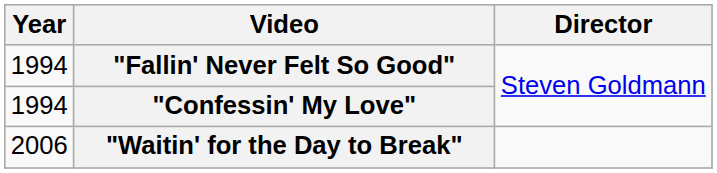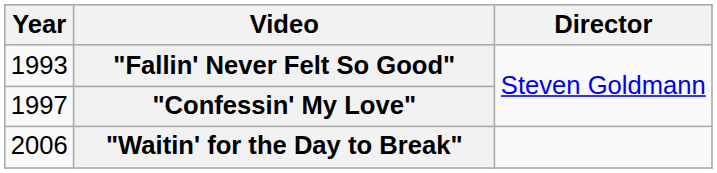(39, 65) 1994 -> (39, 65) 1993
(39, 106) 1994 -> (39, 106) 1997
